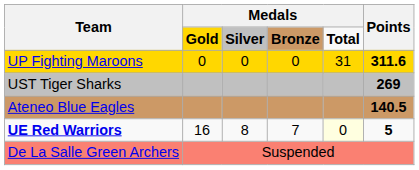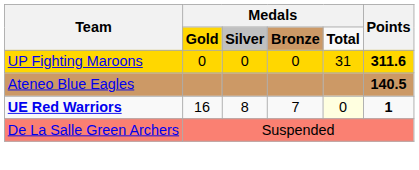- row: (64, 84)
(388, 130) 5 -> (388, 107) 1
